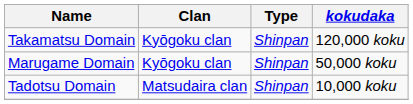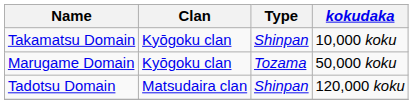(360, 39) 120,000 koku -> (356, 39) 10,000 koku
(281, 63) Shinpan -> (280, 63) Tozama
(356, 87) 10,000 koku -> (360, 87) 120,000 koku
